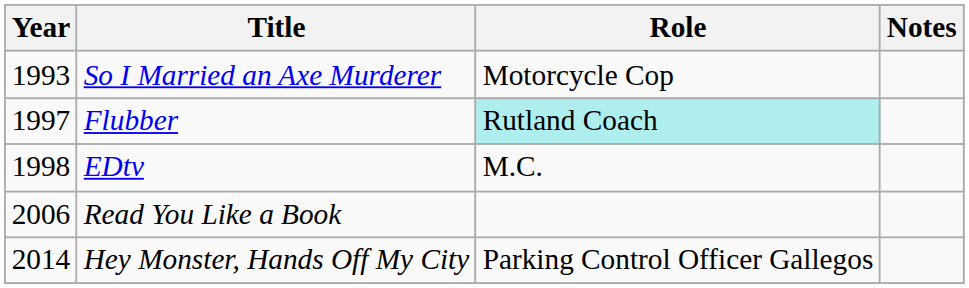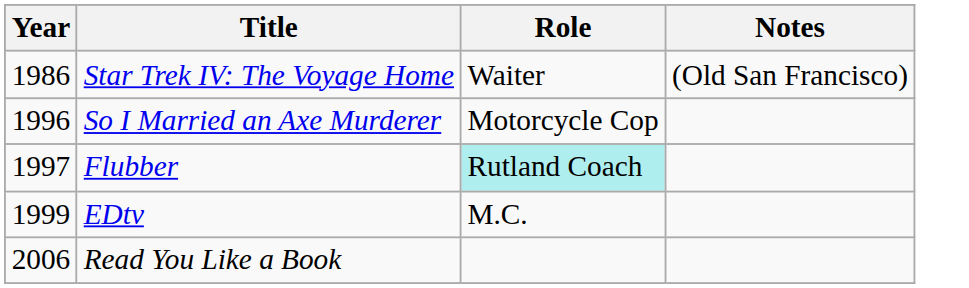+ row: (269, 74)
(41, 74) 1993 -> (41, 120) 1996
(41, 167) 1998 -> (41, 213) 1999
- row: (276, 259)
